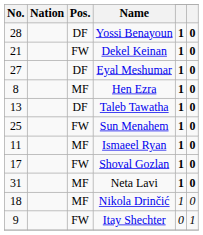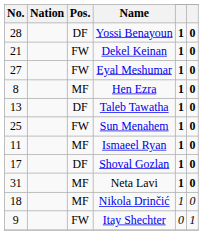(80, 70) DF -> (80, 70) FW
(80, 164) FW -> (80, 164) DF
